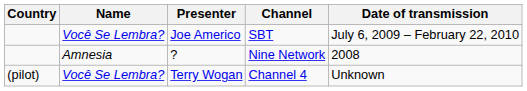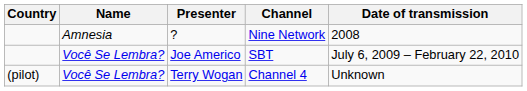rows swapped: (174, 55) <-> (205, 34)
